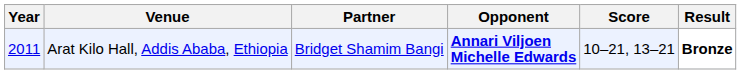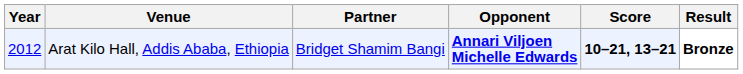(24, 49) 2011 -> (25, 49) 2012
(629, 49) normal -> (630, 49) bold
